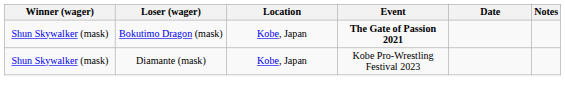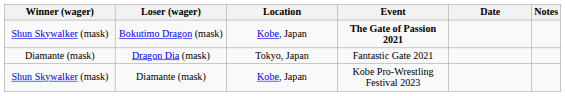+ row: (171, 55)
